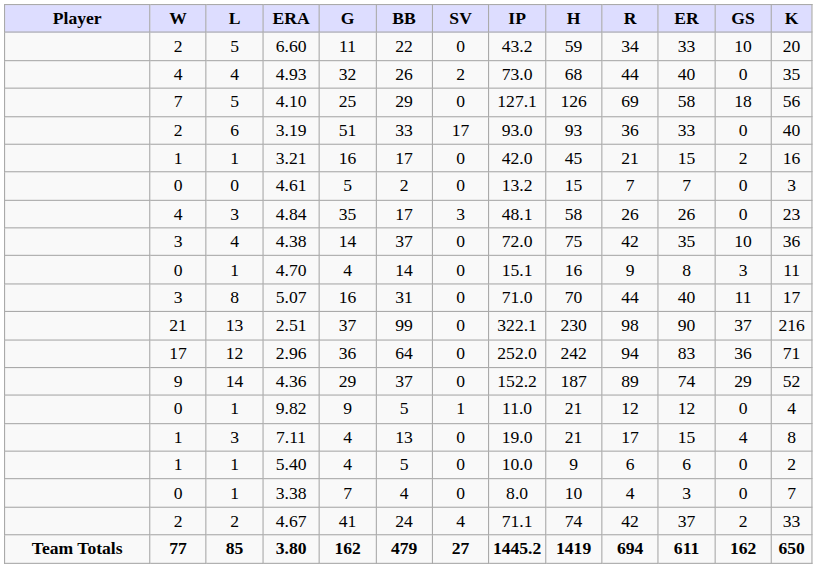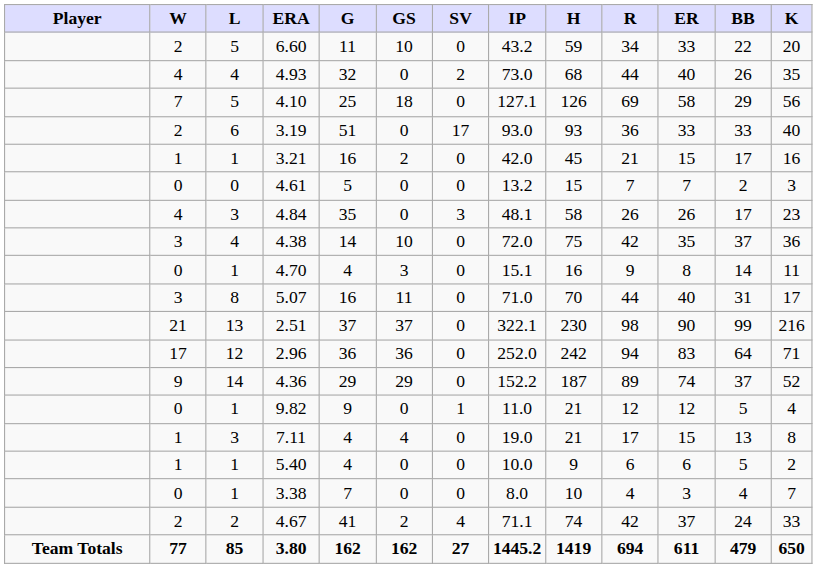columns swapped: (743, 18) <-> (404, 18)
